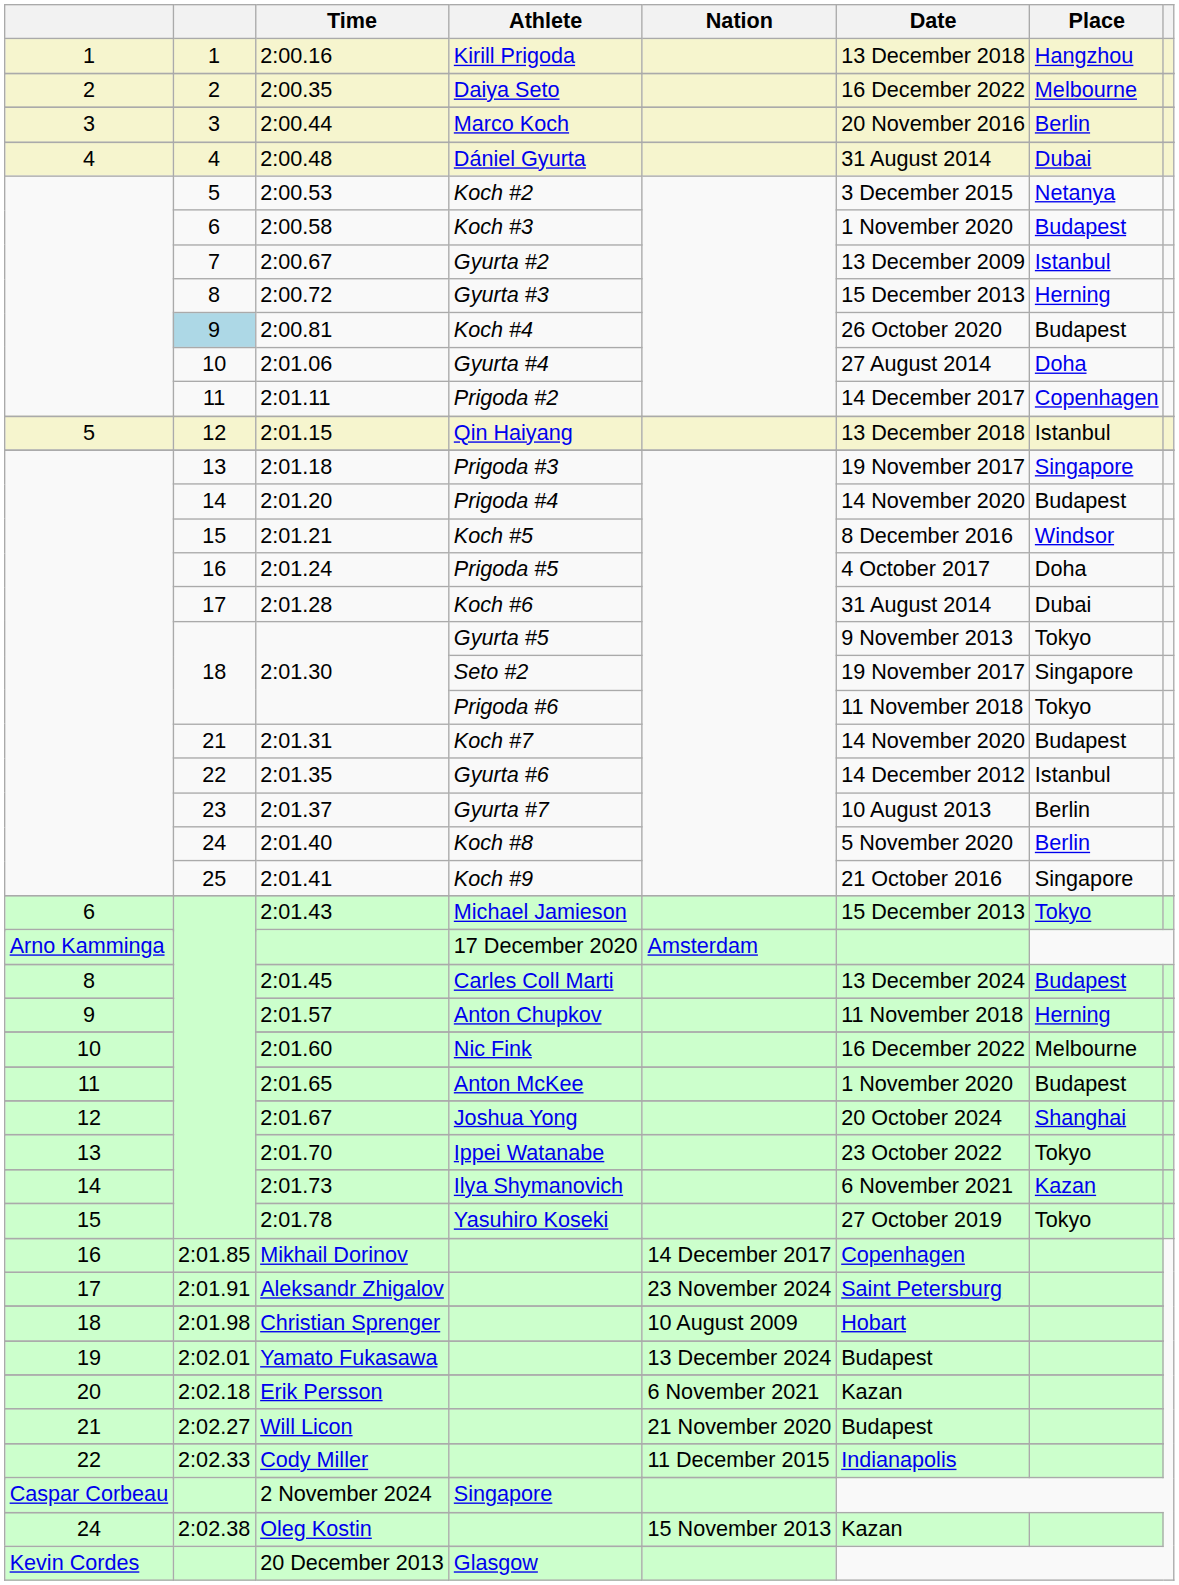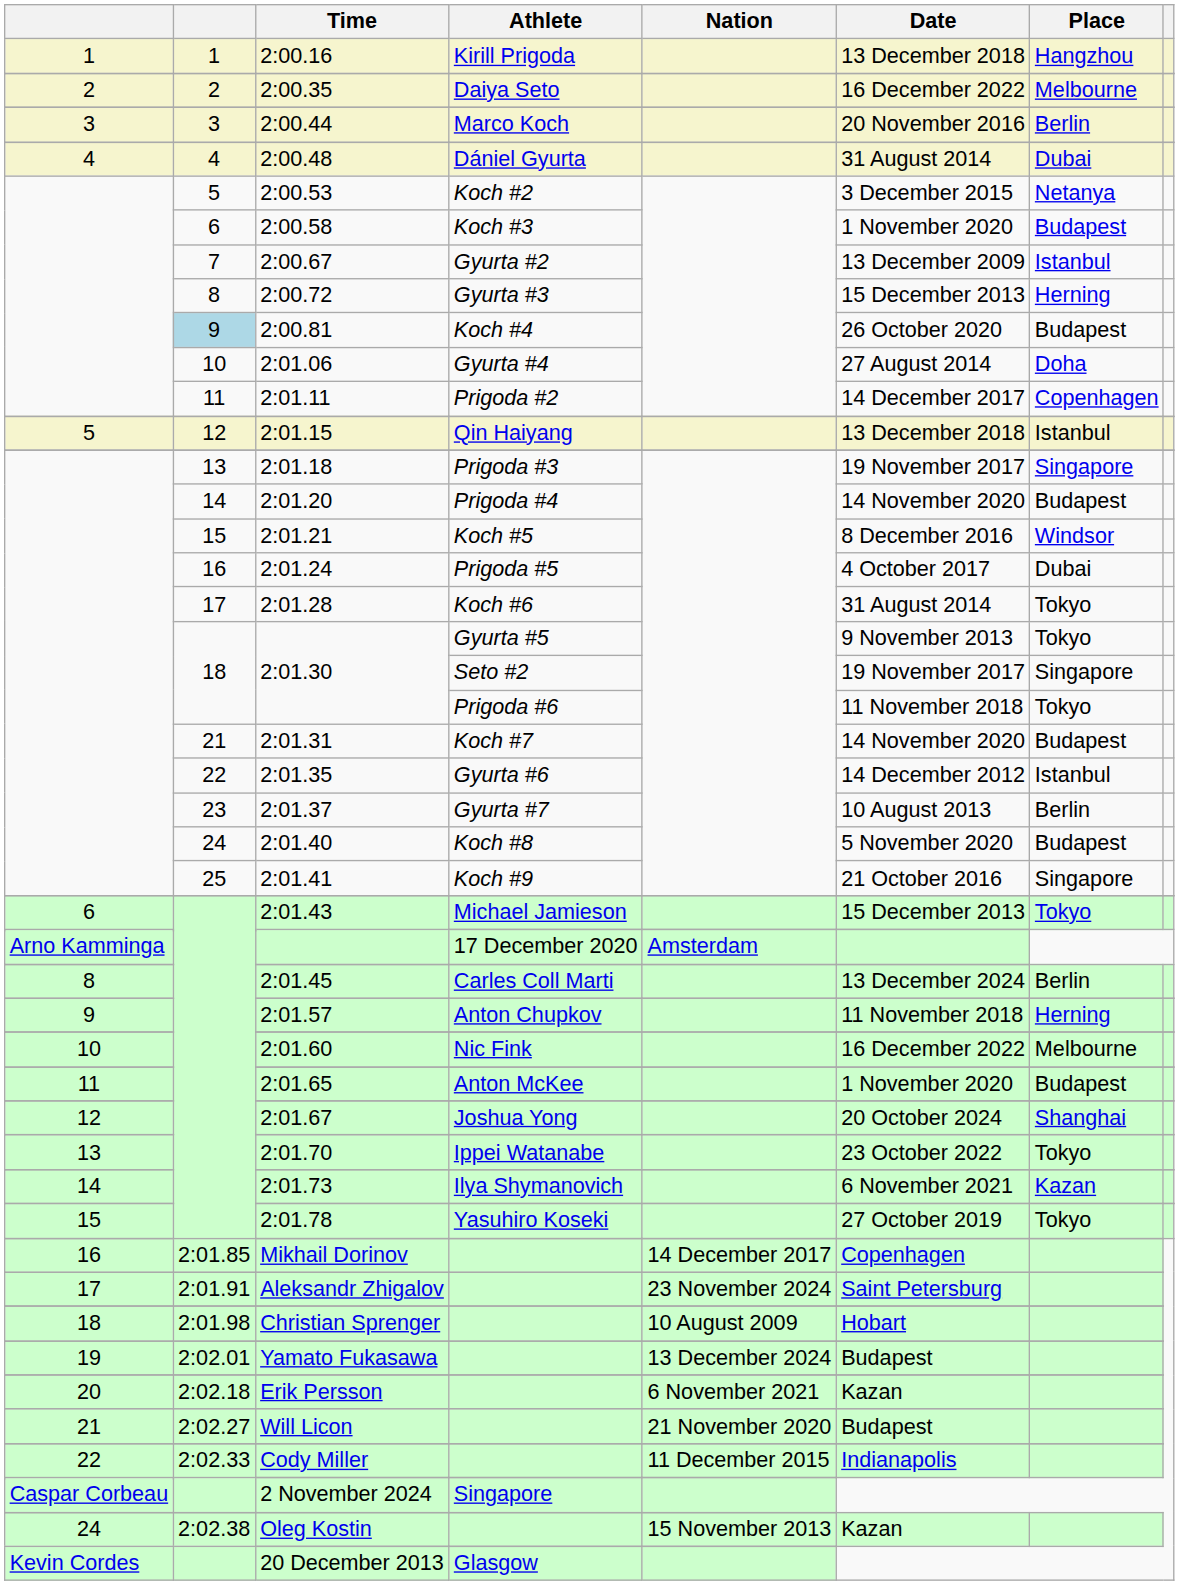(1061, 569) Doha -> (1063, 569) Dubai
(1063, 603) Dubai -> (1063, 603) Tokyo
(1062, 843) Berlin -> (1081, 843) Budapest
(1081, 980) Budapest -> (1062, 980) Berlin
